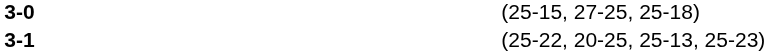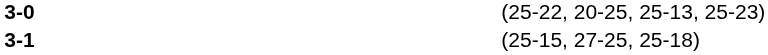(601, 12) (25-15, 27-25, 25-18) -> (633, 12) (25-22, 20-25, 25-13, 25-23)
(633, 40) (25-22, 20-25, 25-13, 25-23) -> (601, 40) (25-15, 27-25, 25-18)
